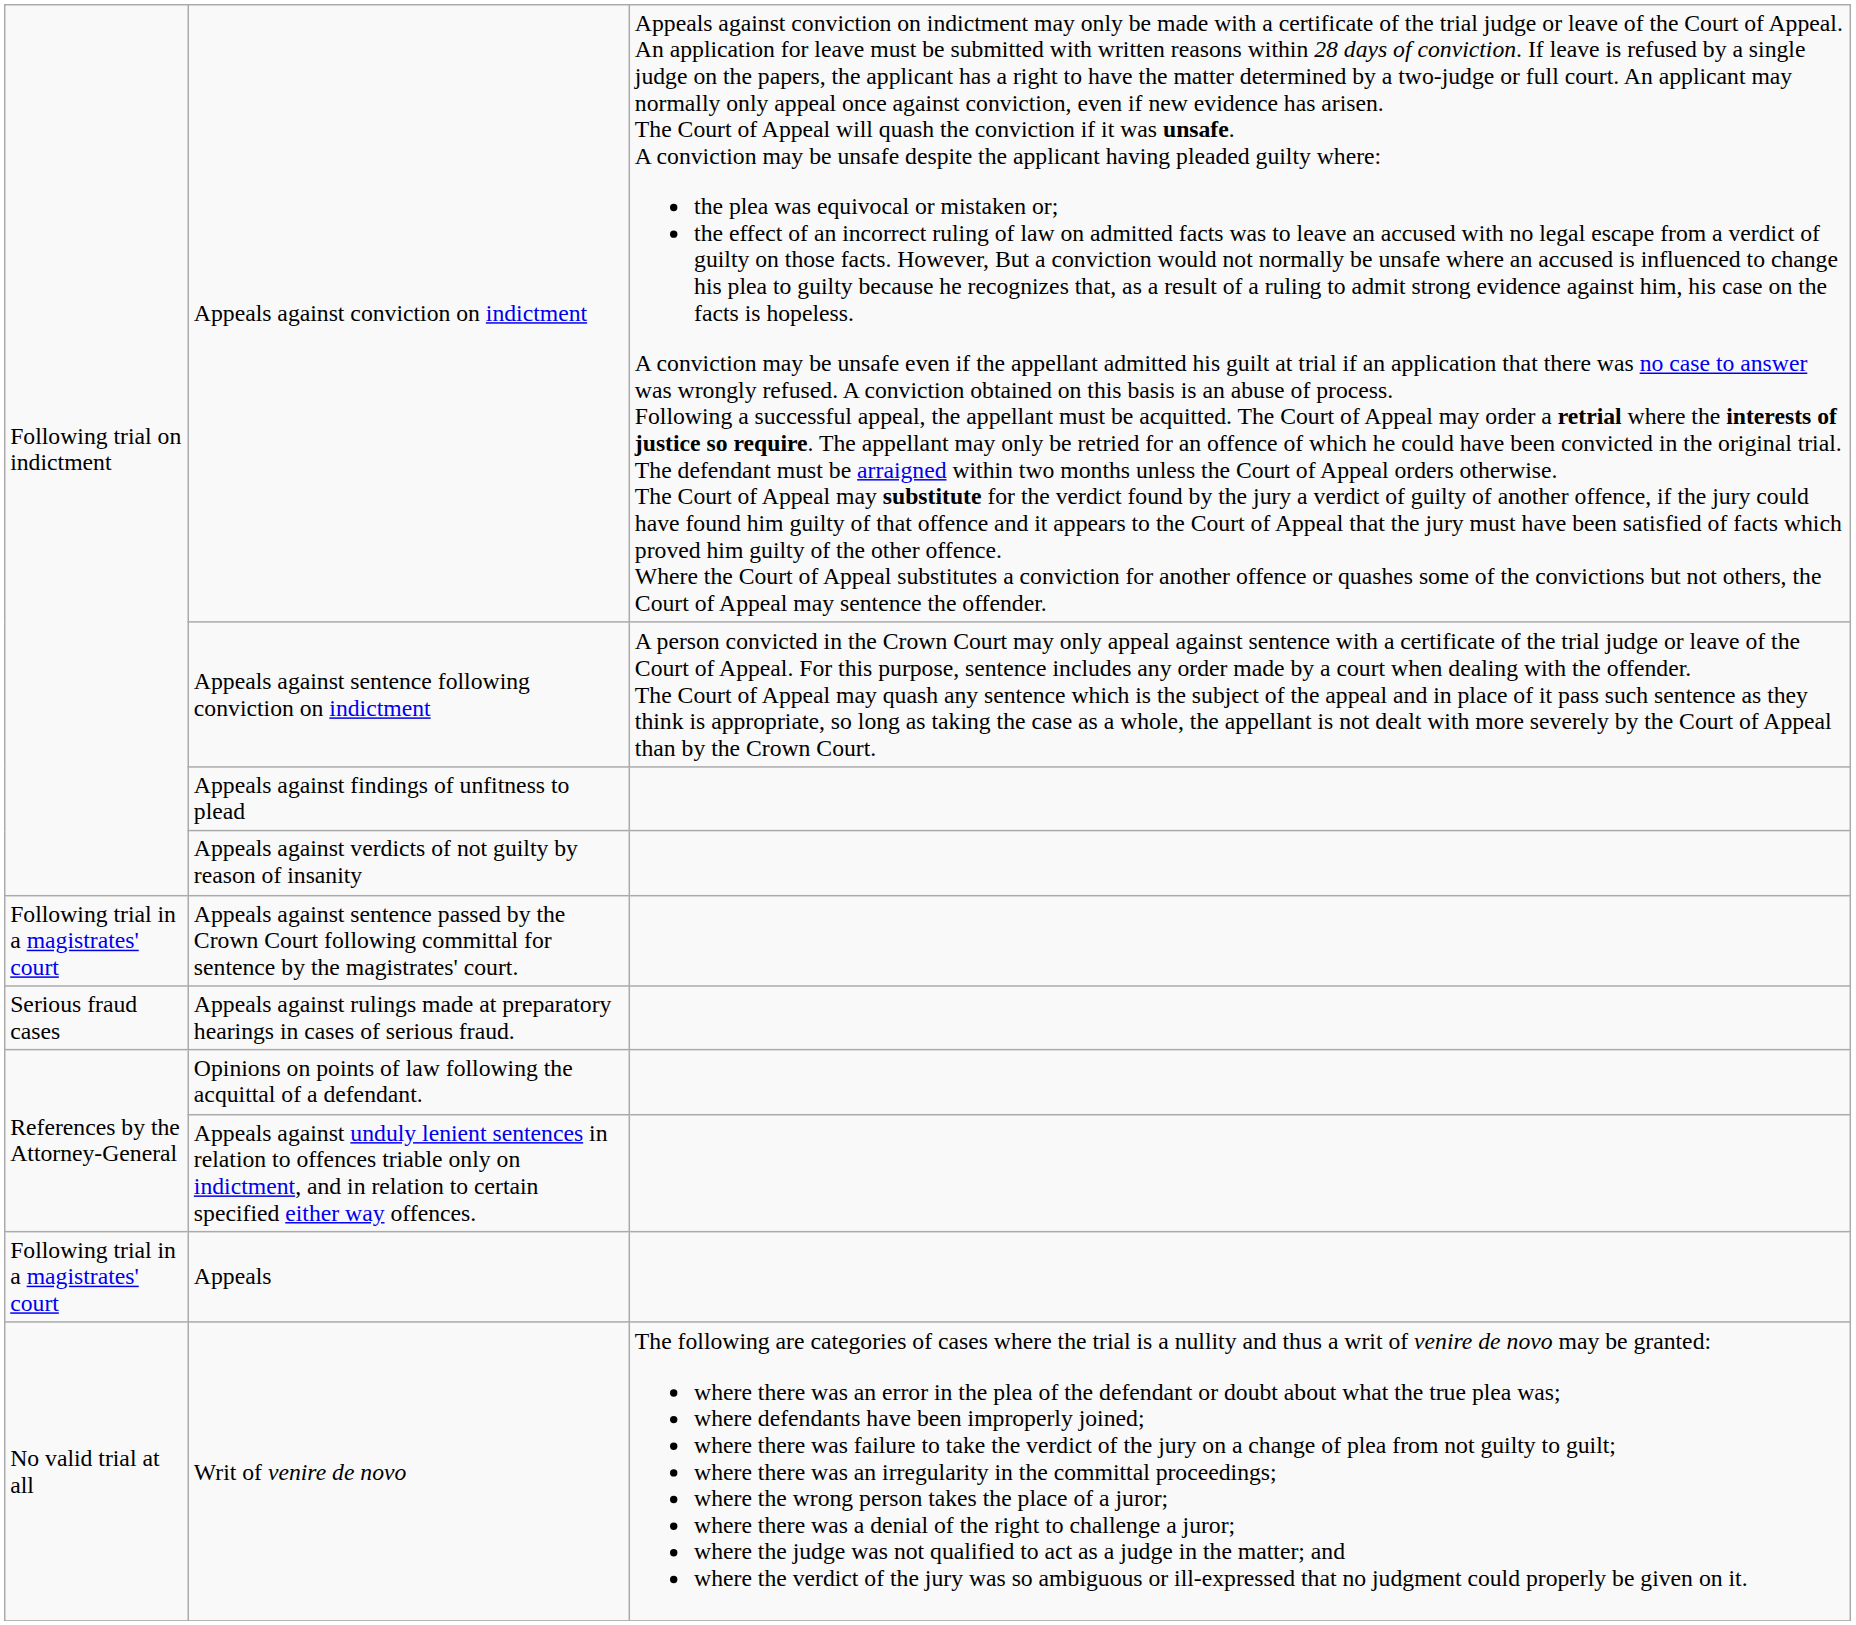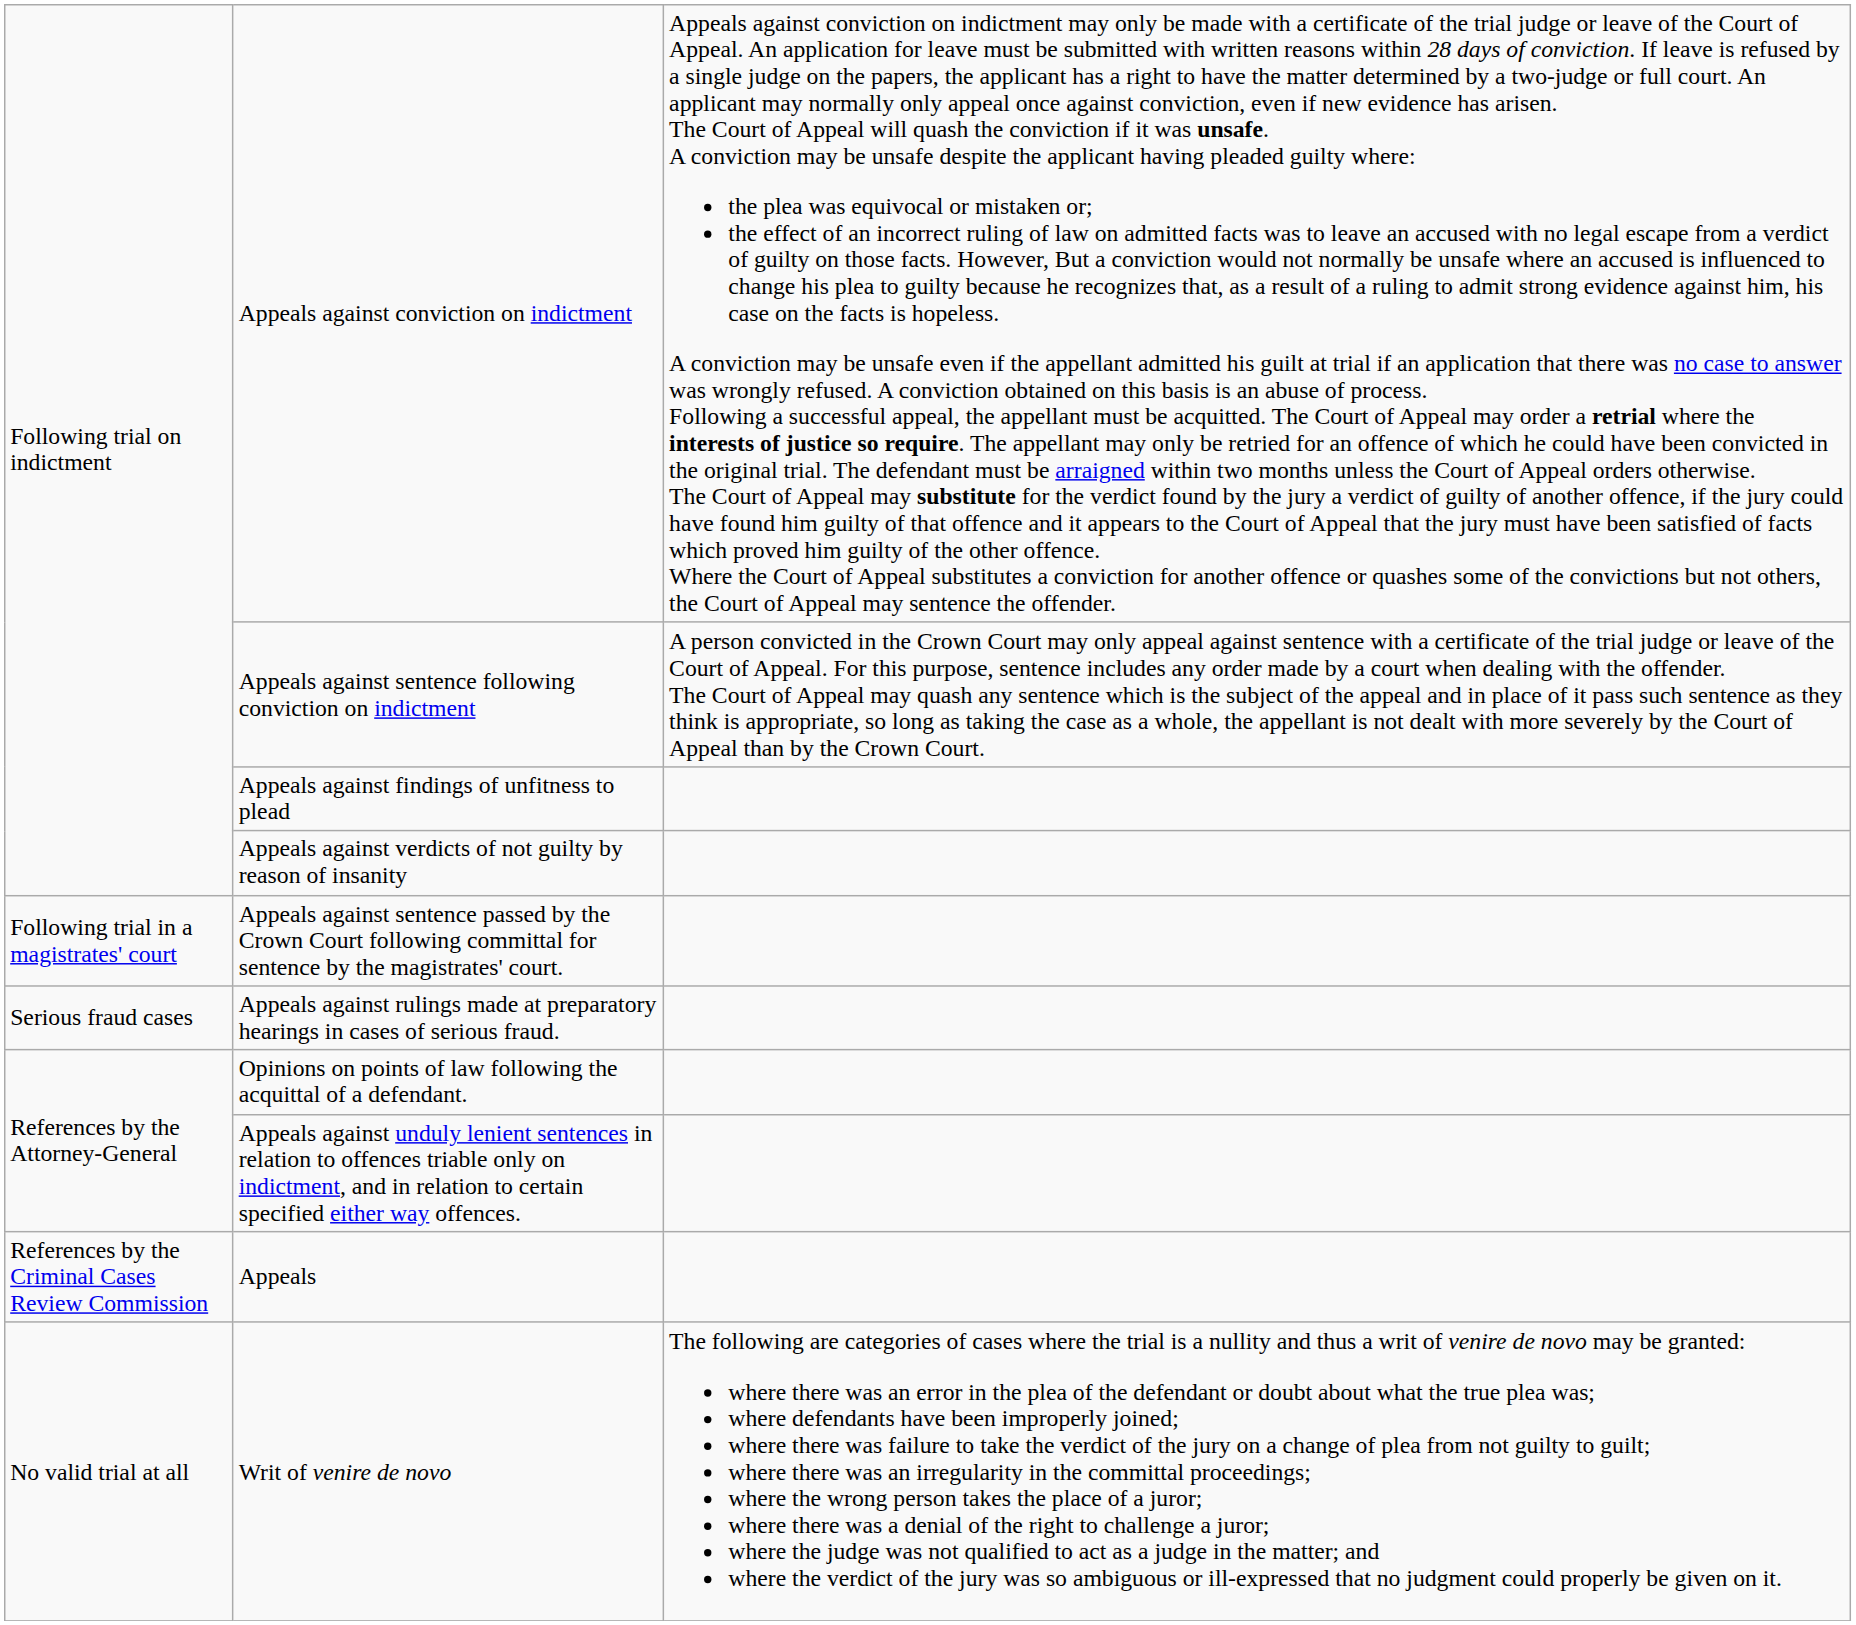(93, 1276) Following trial in a magistrates' court -> (109, 1276) References by the Criminal Cases Review Commission
